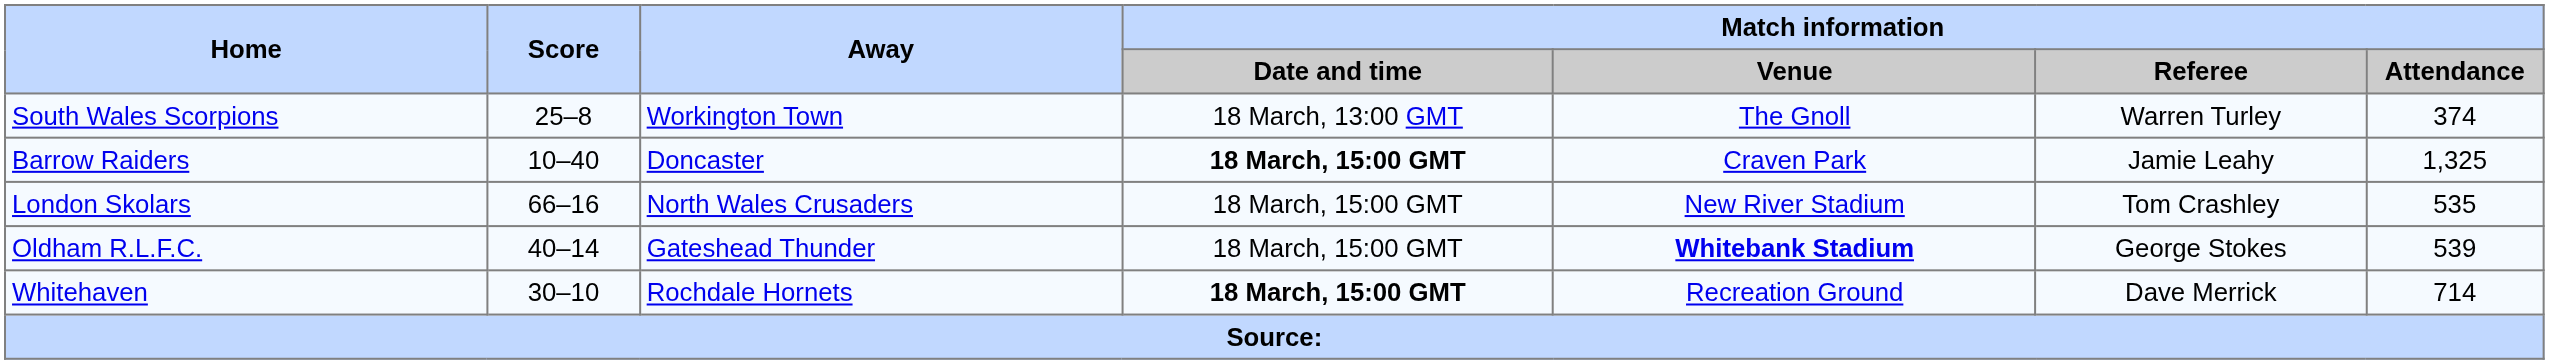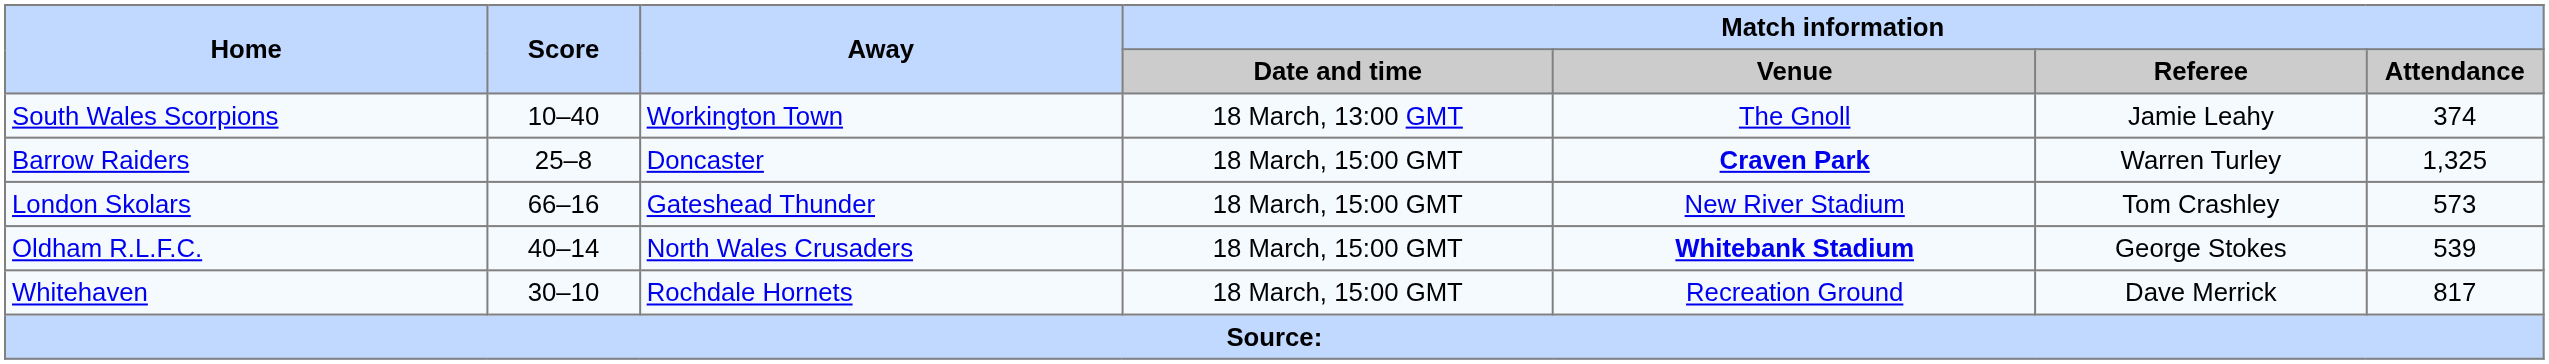(563, 116) 25–8 -> (563, 116) 10–40
(2201, 116) Warren Turley -> (2201, 116) Jamie Leahy
(563, 160) 10–40 -> (563, 160) 25–8
(1338, 160) bold -> (1338, 160) normal
(1795, 160) normal -> (1795, 160) bold
(2201, 160) Jamie Leahy -> (2201, 160) Warren Turley
(780, 204) North Wales Crusaders -> (761, 204) Gateshead Thunder
(2455, 204) 535 -> (2455, 204) 573
(761, 248) Gateshead Thunder -> (780, 248) North Wales Crusaders
(1338, 292) bold -> (1338, 292) normal
(2455, 292) 714 -> (2455, 292) 817
